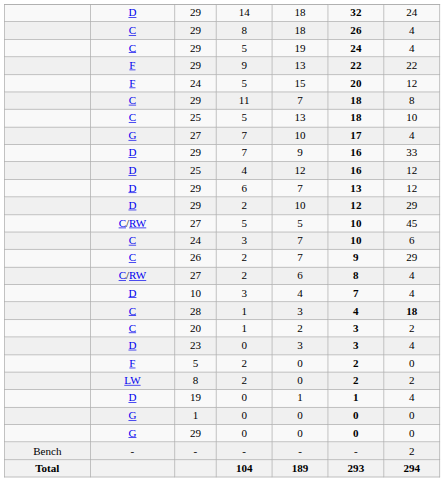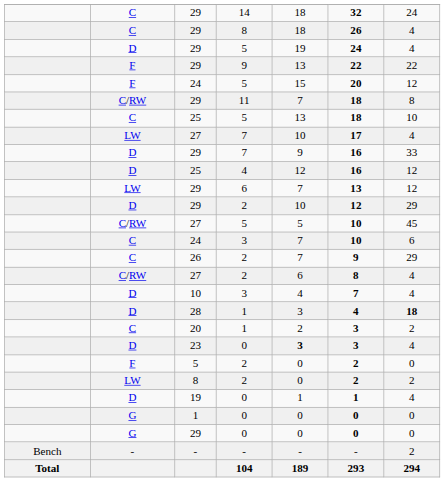(132, 13) D -> (132, 13) C
(132, 48) C -> (132, 48) D
(132, 100) C -> (132, 100) C/RW
(132, 135) G -> (132, 135) LW
(132, 188) D -> (132, 188) LW
(132, 310) C -> (132, 310) D
(300, 345) normal -> (300, 345) bold
